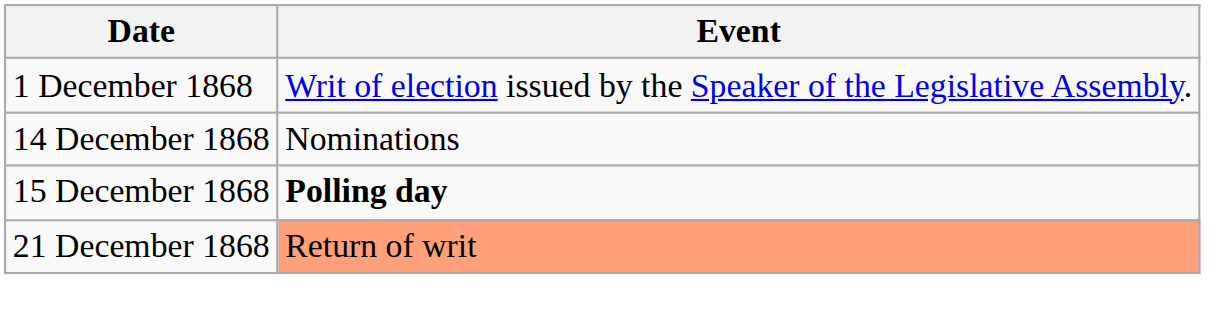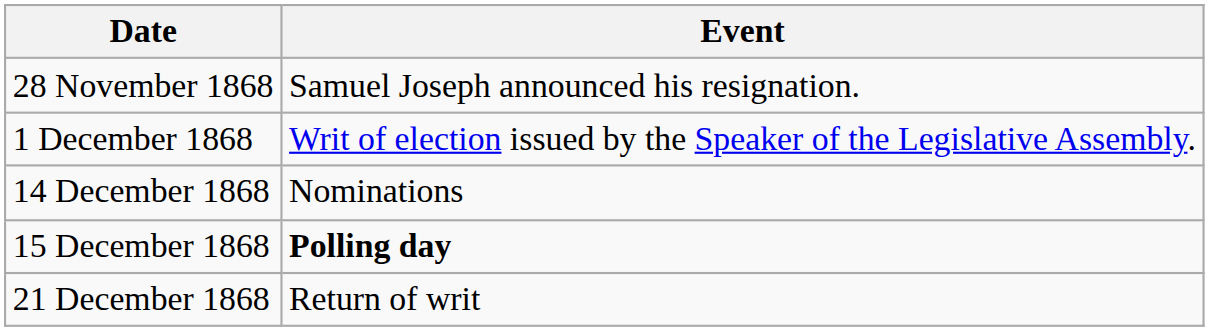+ row: (143, 84)
(381, 245) lightsalmon background -> (385, 298) no background
